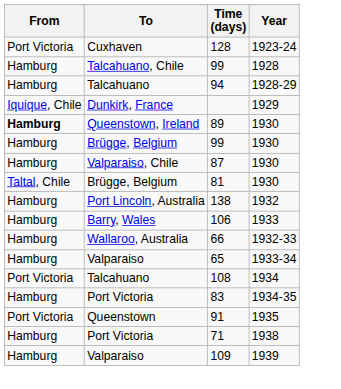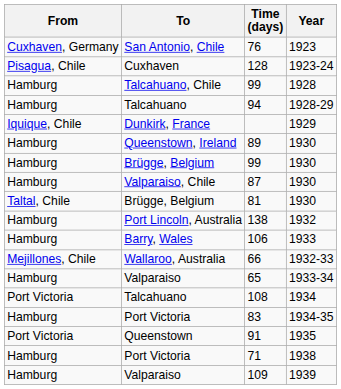+ row: (254, 47)
(40, 47) Port Victoria -> (46, 66) Pisagua, Chile
(34, 124) bold -> (32, 143) normal
(32, 239) Hamburg -> (51, 259) Mejillones, Chile
